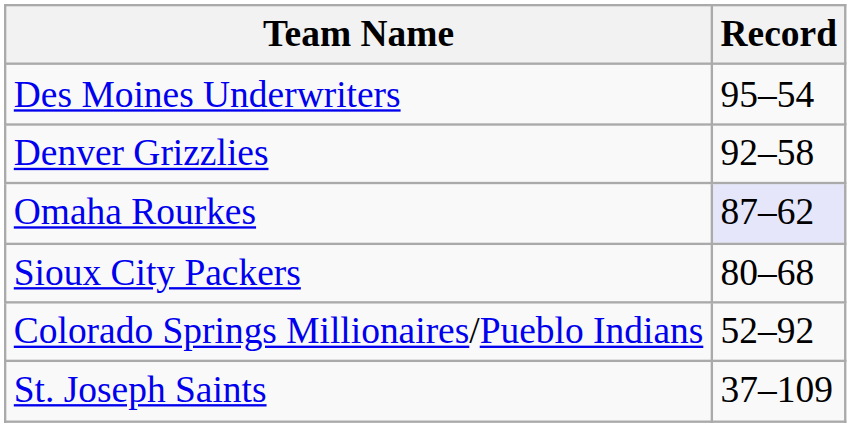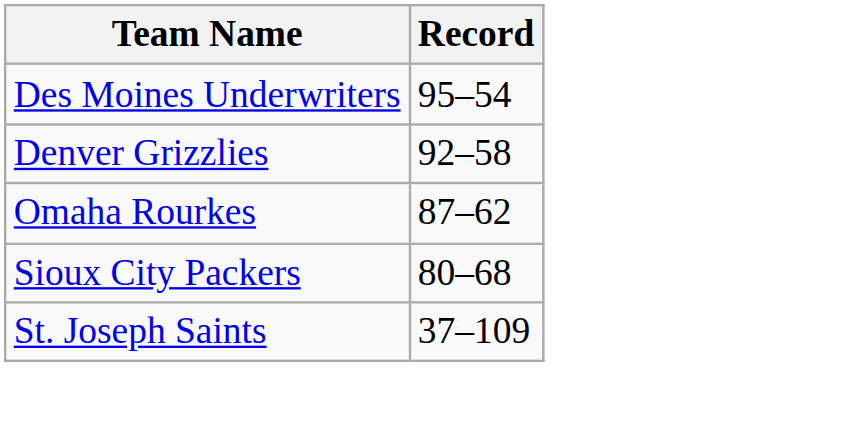(767, 212) lavender background -> (465, 212) no background
- row: (359, 331)
